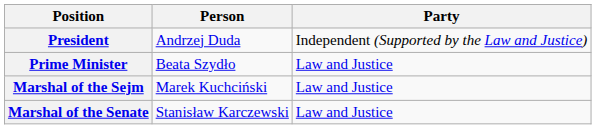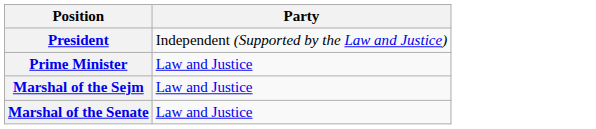- column: (222, 16)
